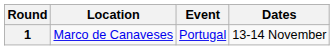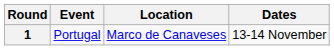columns swapped: (203, 15) <-> (113, 15)
